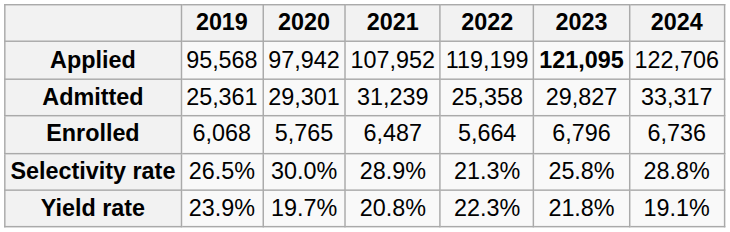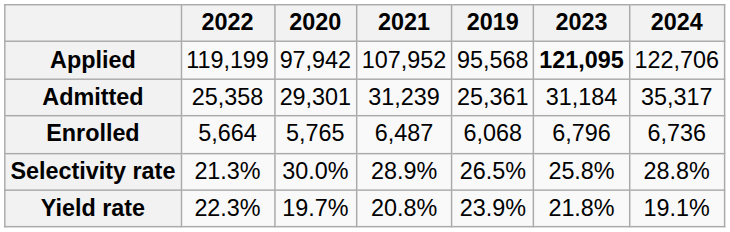columns swapped: (222, 23) <-> (487, 23)
(582, 97) 29,827 -> (582, 97) 31,184
(677, 97) 33,317 -> (677, 97) 35,317
